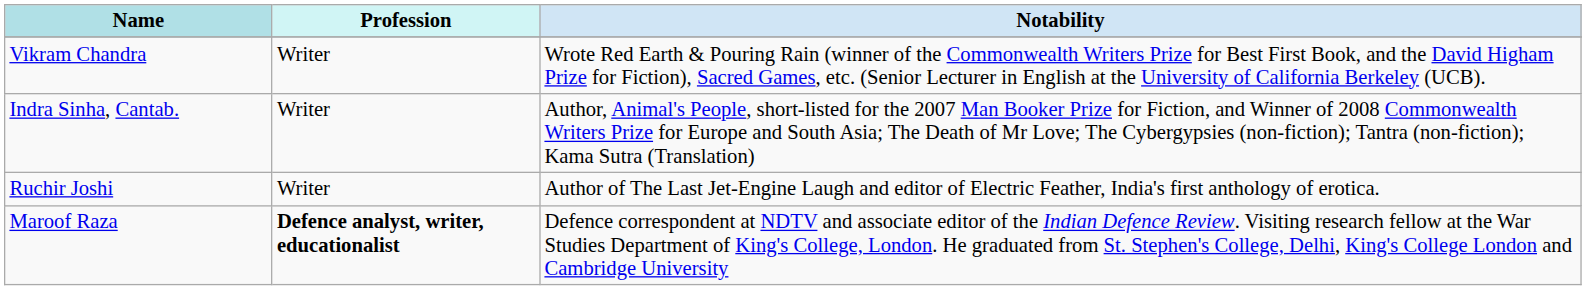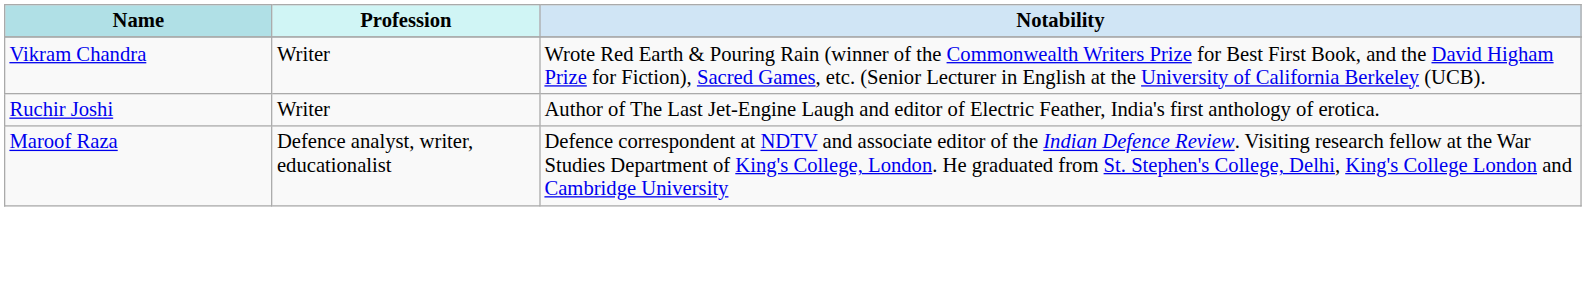- row: (94, 109)
(380, 233) bold -> (375, 153) normal
